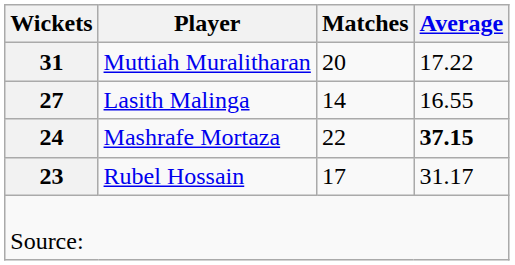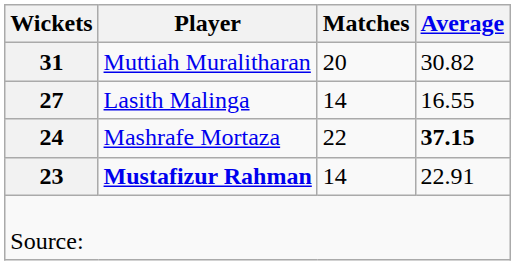(447, 61) 17.22 -> (448, 61) 30.82
+ row: (208, 175)
- row: (174, 175)
